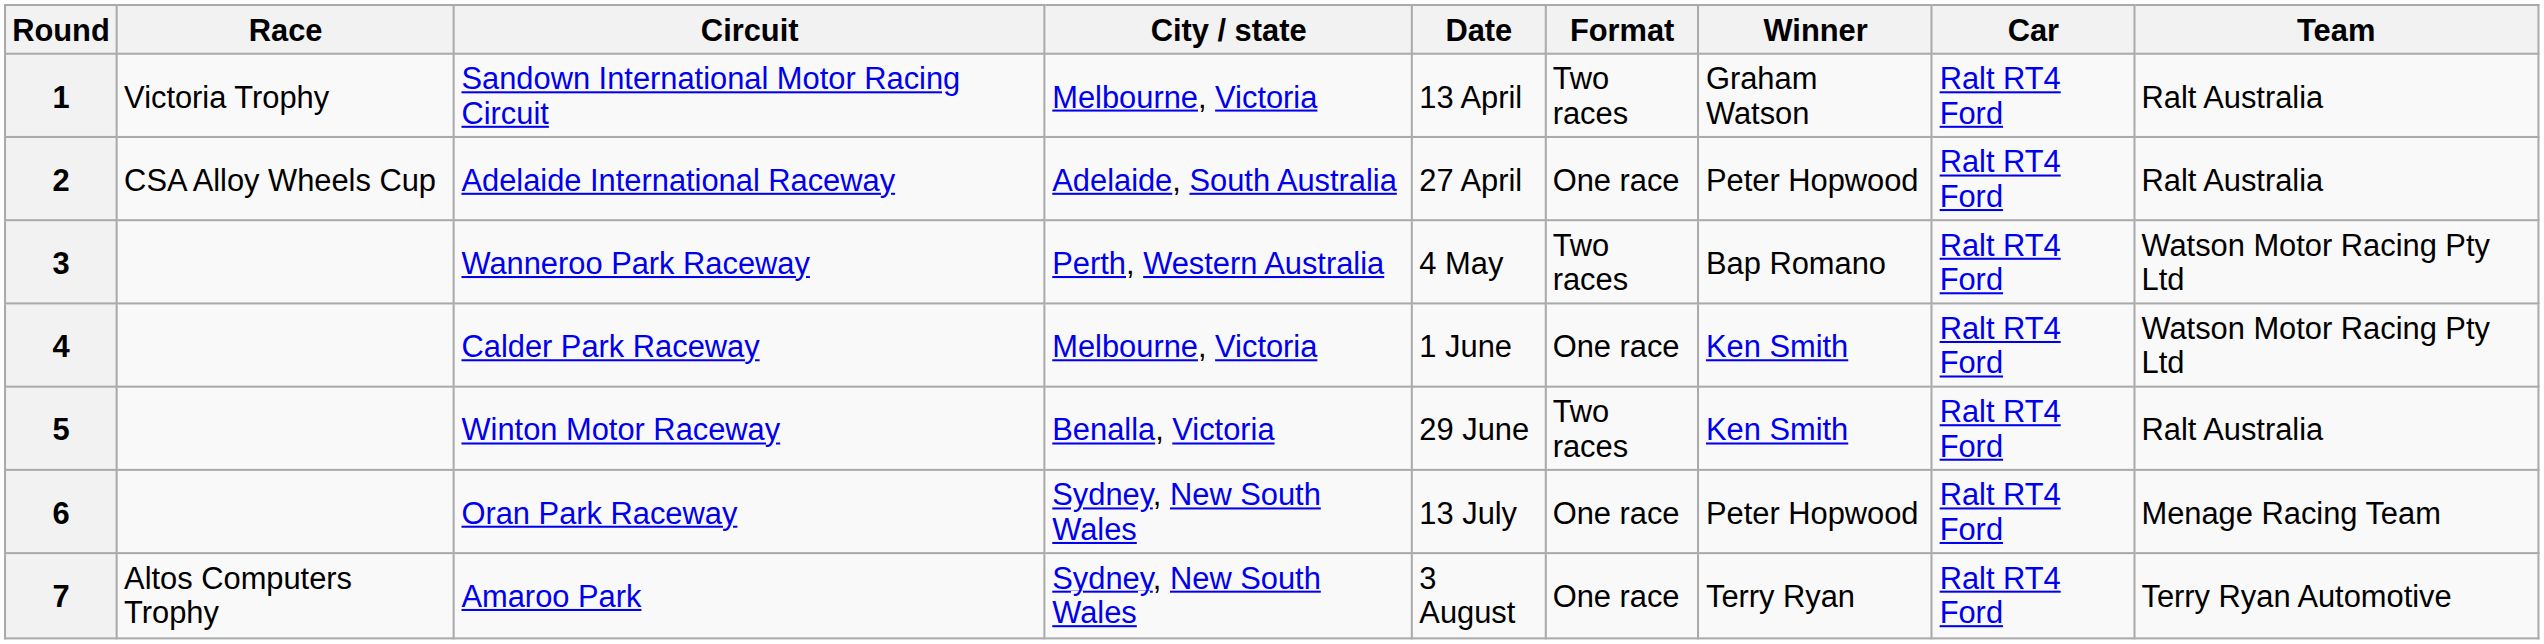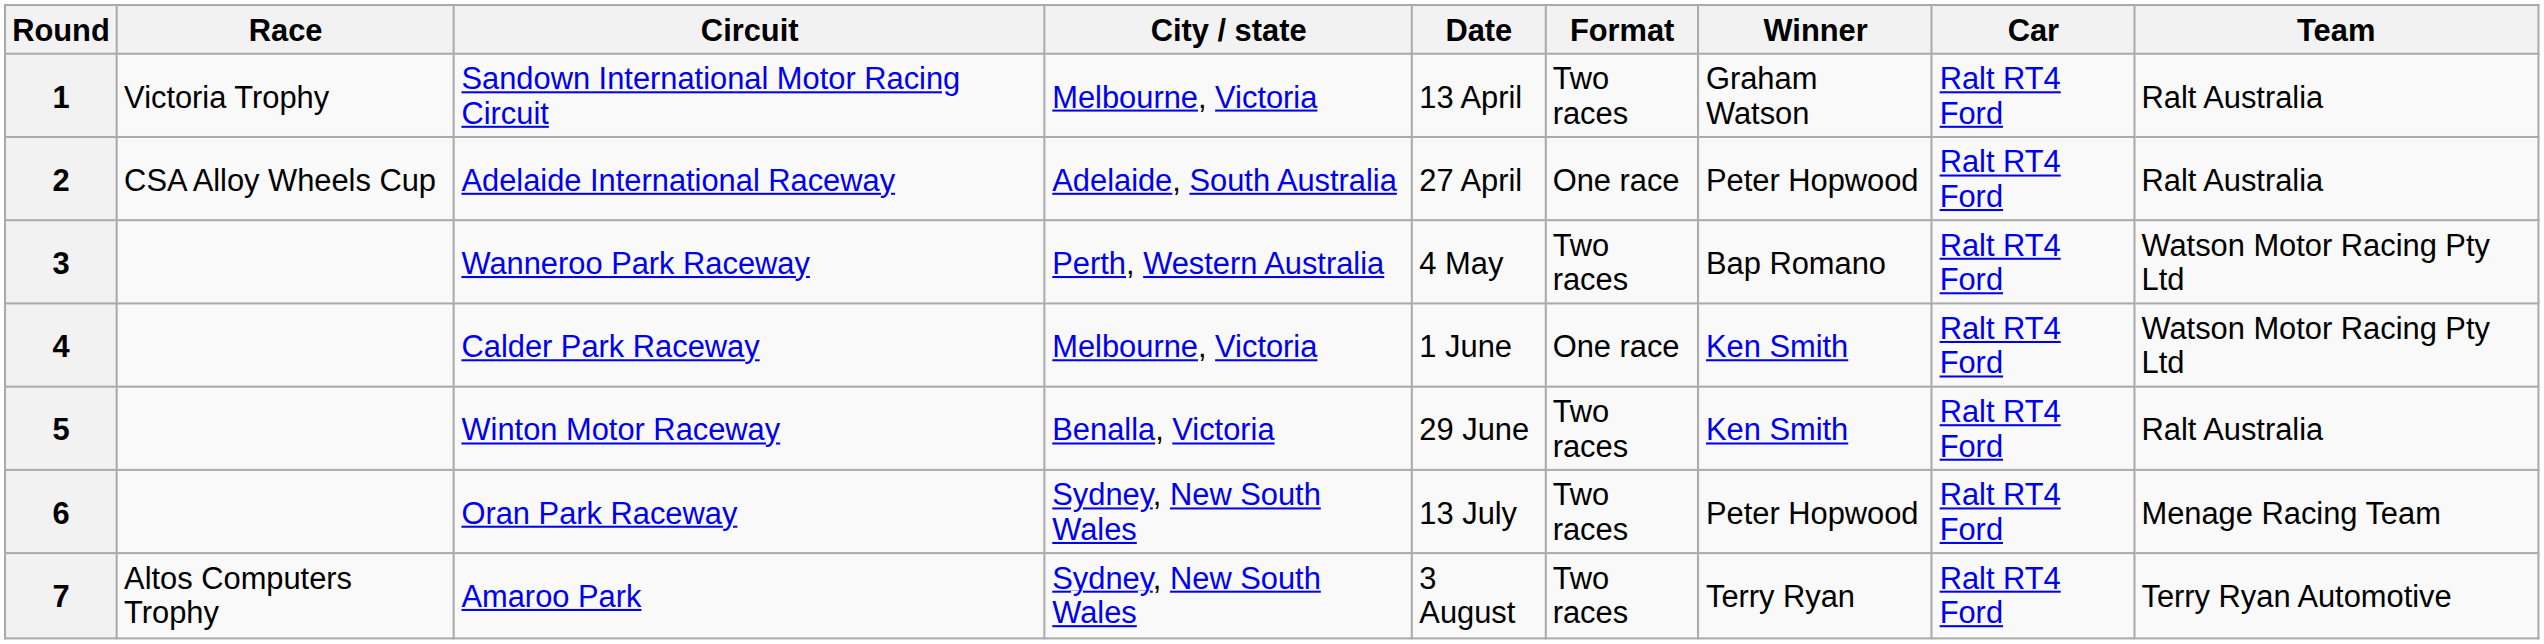(1616, 513) One race -> (1590, 513) Two races
(1616, 596) One race -> (1590, 596) Two races
